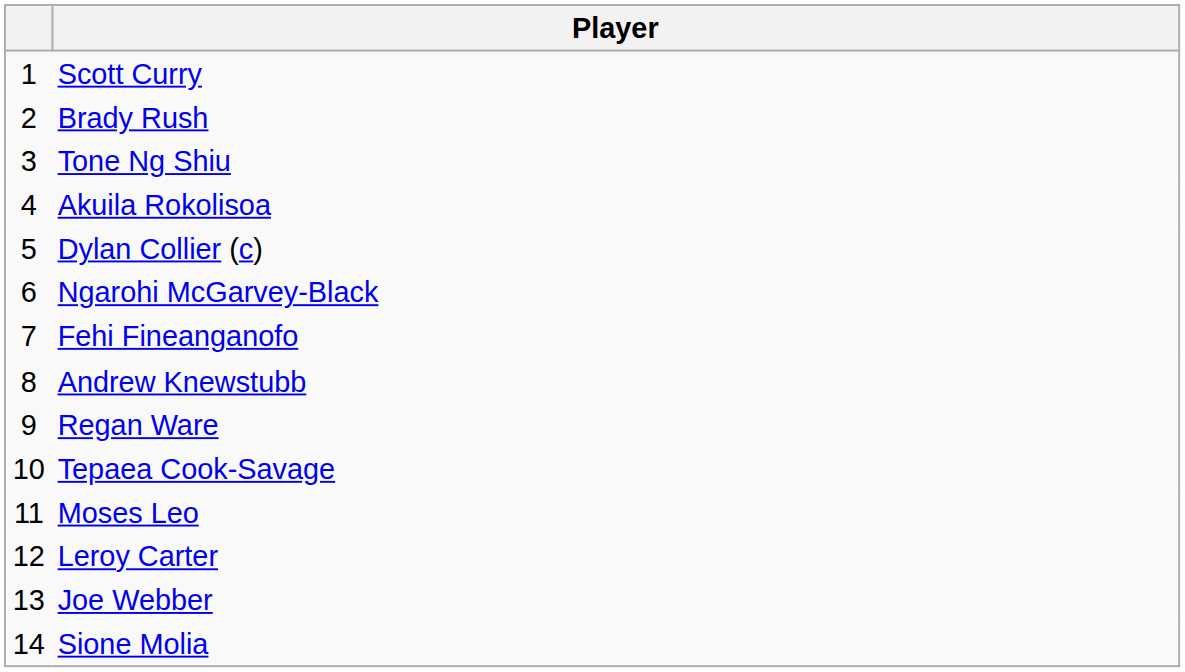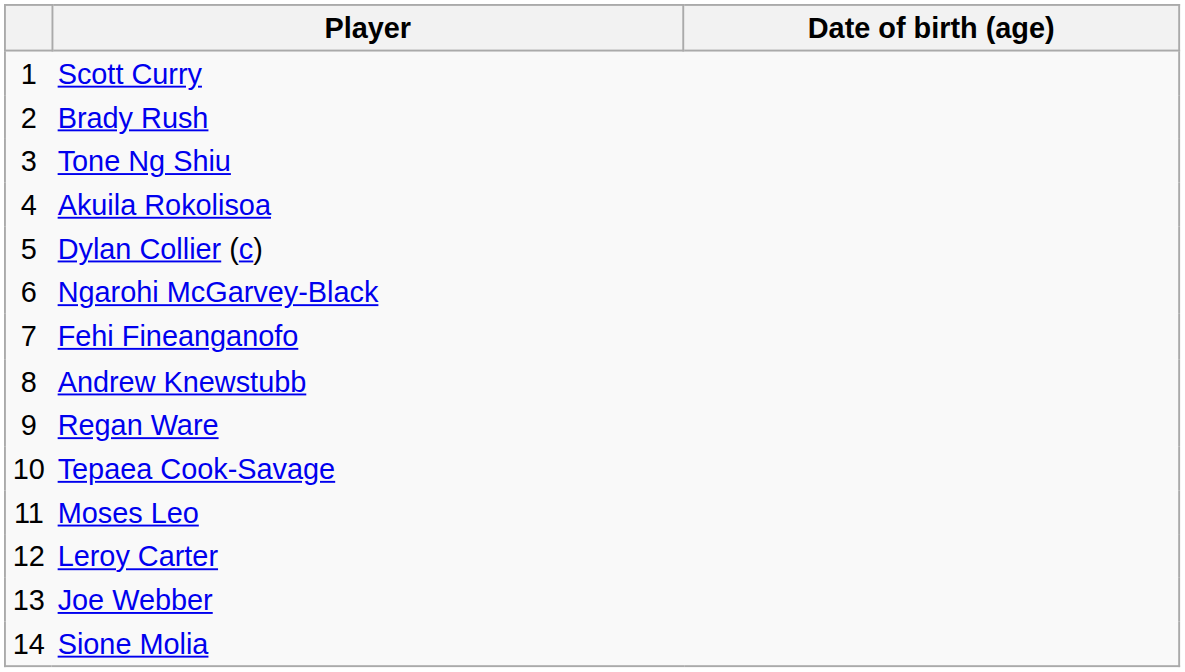+ column: (931, 28)
